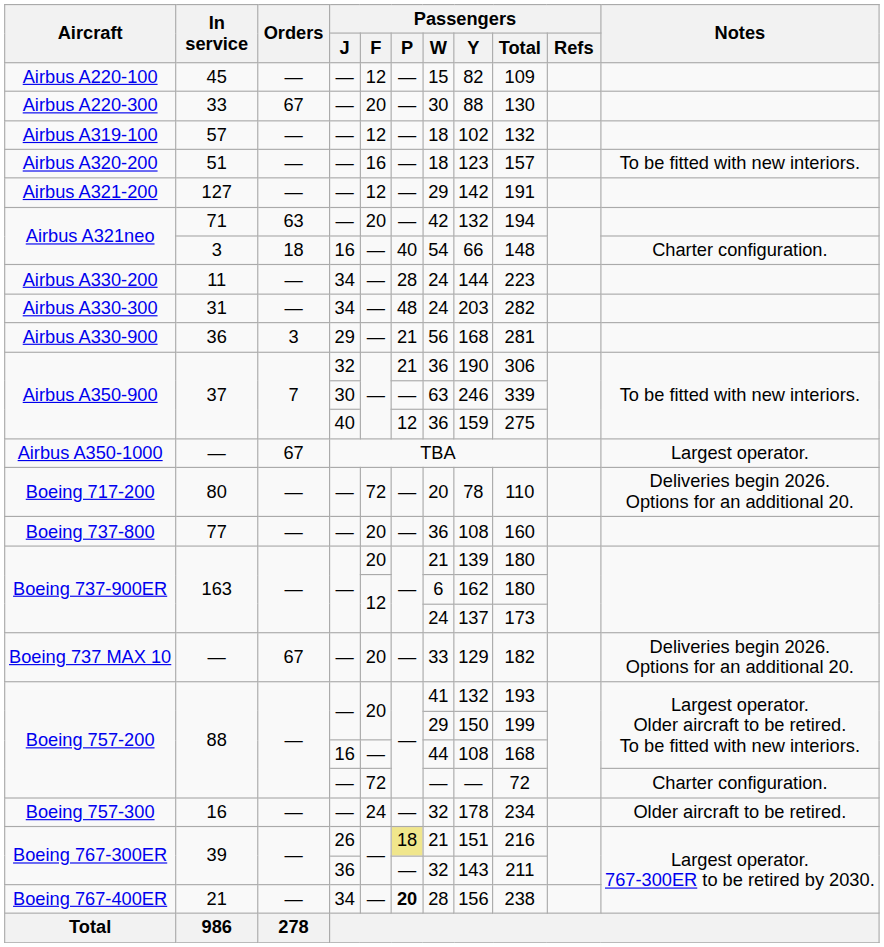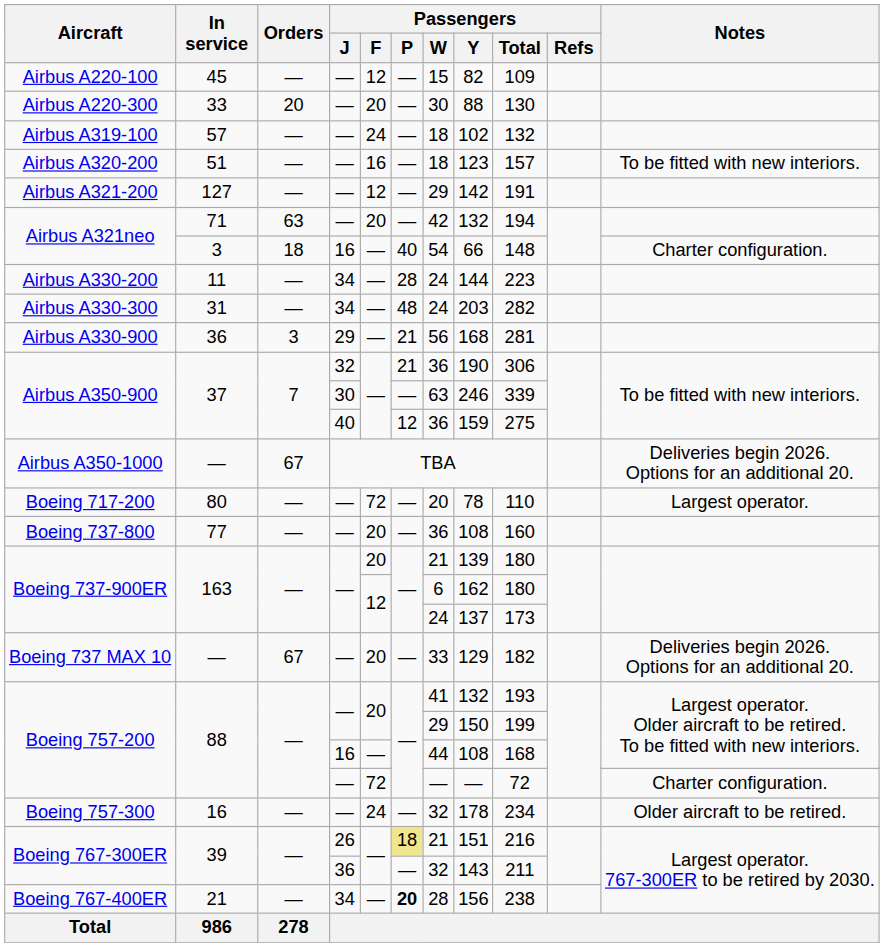(294, 105) 67 -> (294, 105) 20
(376, 134) 12 -> (376, 134) 24
(740, 452) Largest operator. -> (740, 463) Deliveries begin 2026. Options for an additional 20.
(740, 492) Deliveries begin 2026. Options for an additional 20. -> (740, 502) Largest operator.
